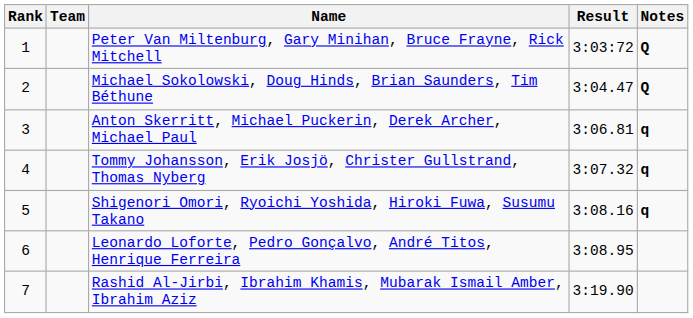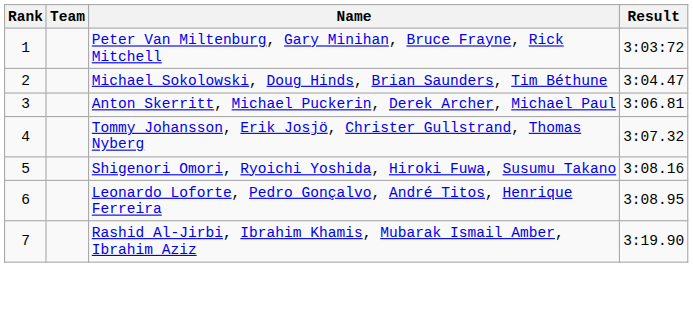- column: (662, 16)
